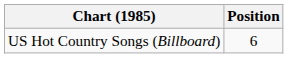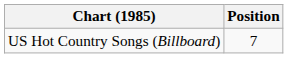(253, 40) 6 -> (253, 40) 7
